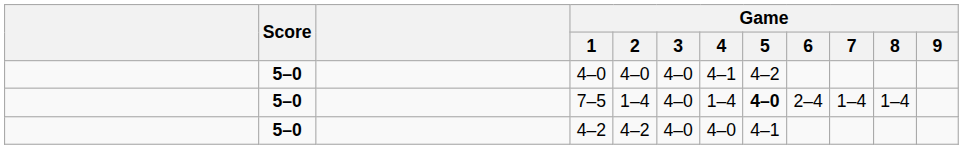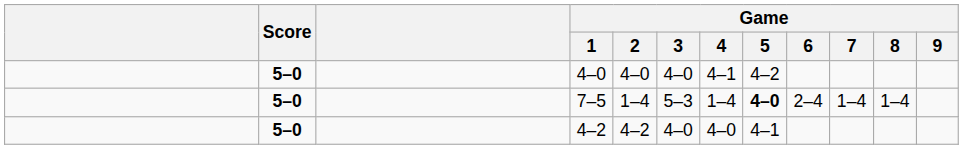(678, 102) 4–0 -> (678, 102) 5–3
